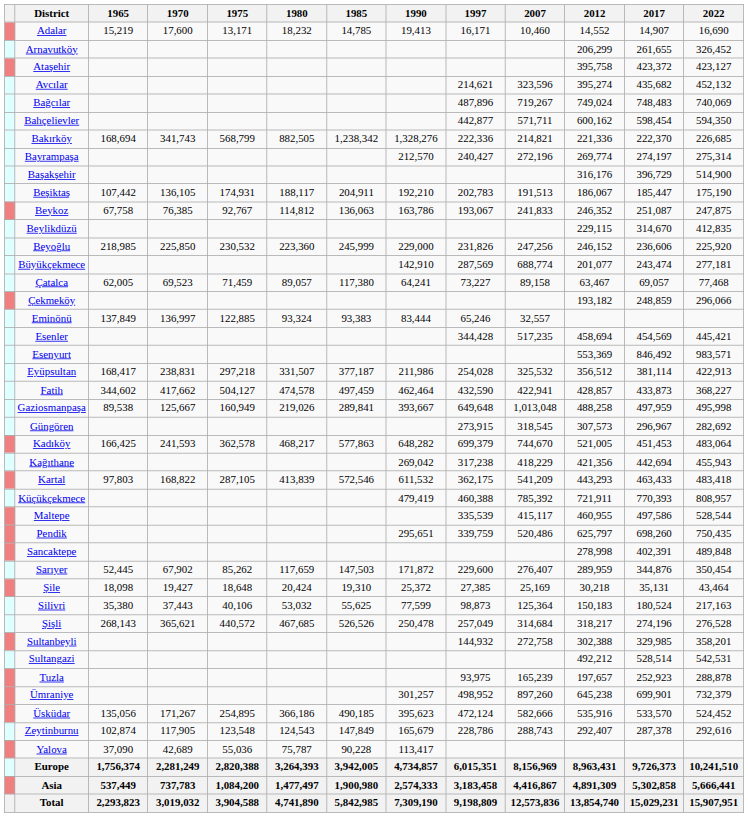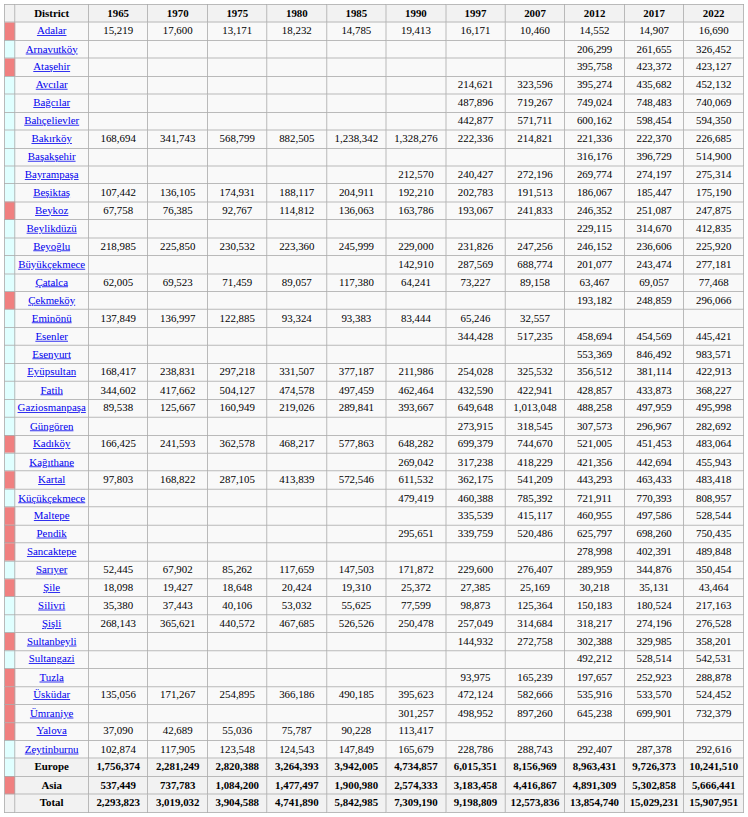rows swapped: (52, 174) <-> (52, 156)
rows swapped: (52, 695) <-> (52, 713)
rows swapped: (52, 749) <-> (52, 731)
